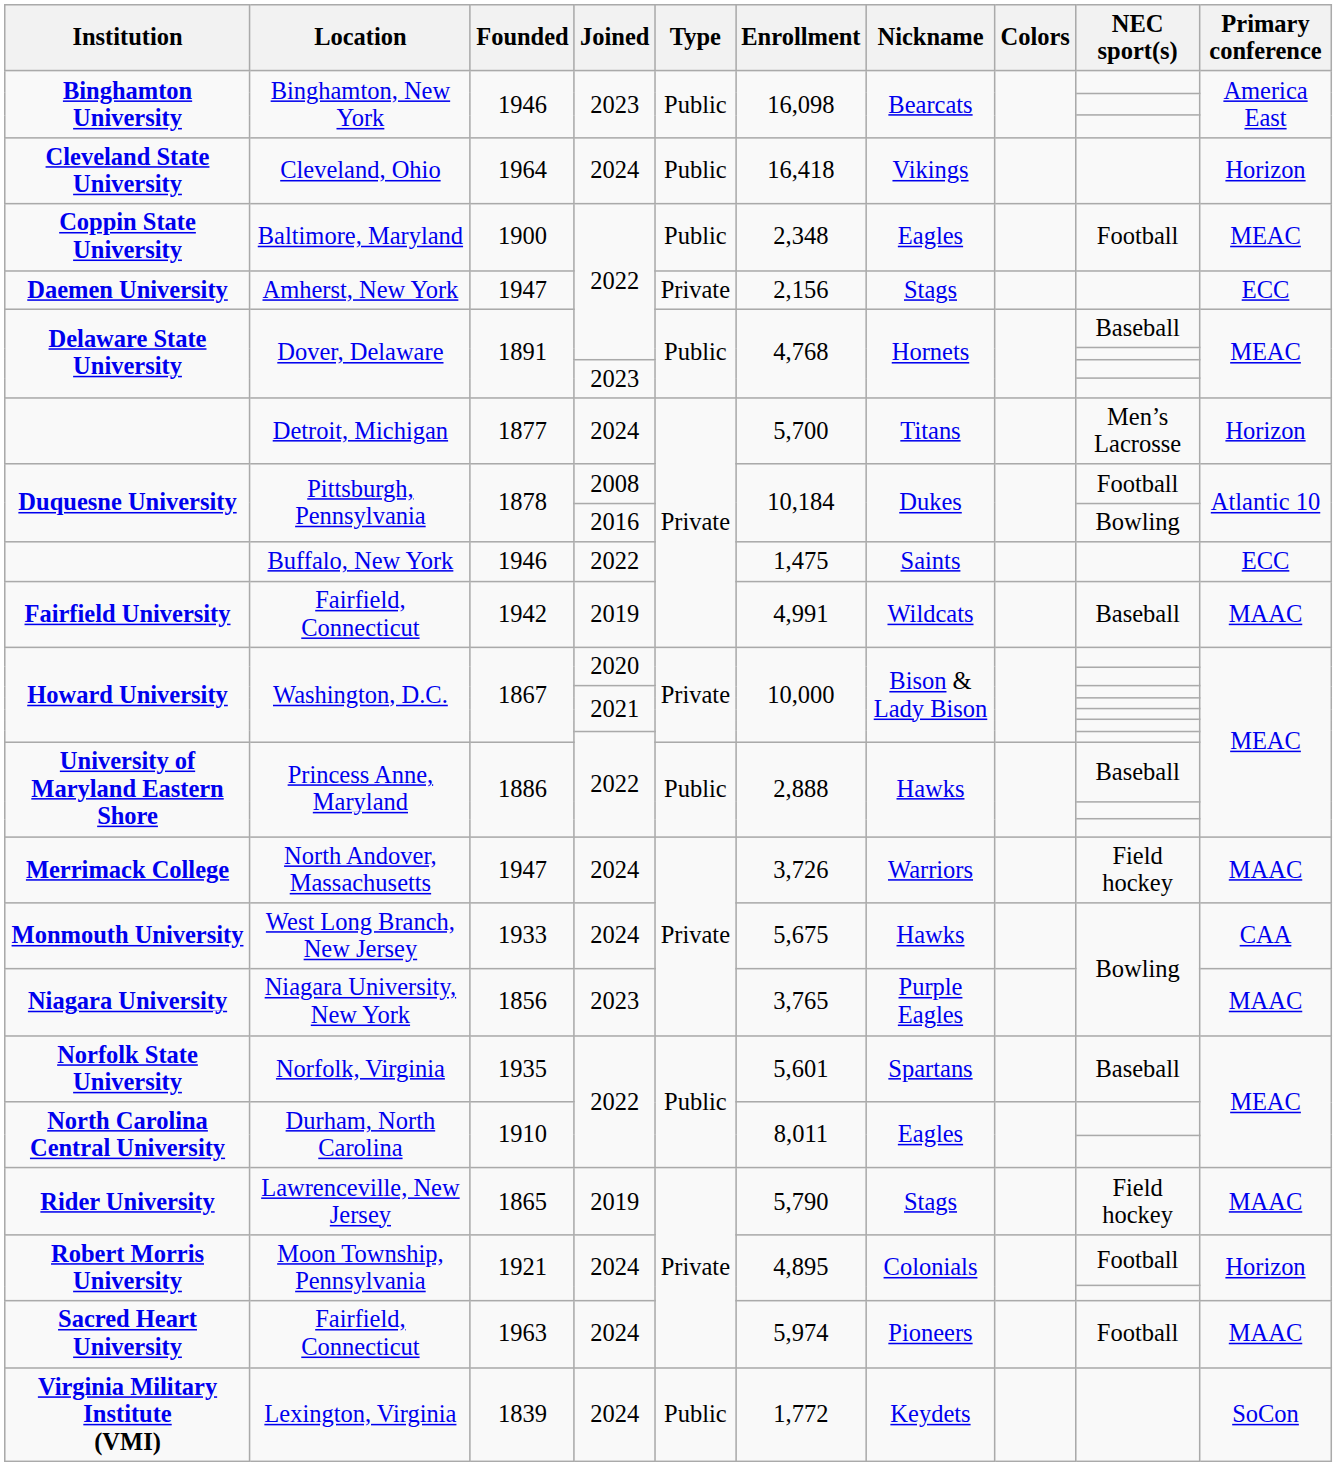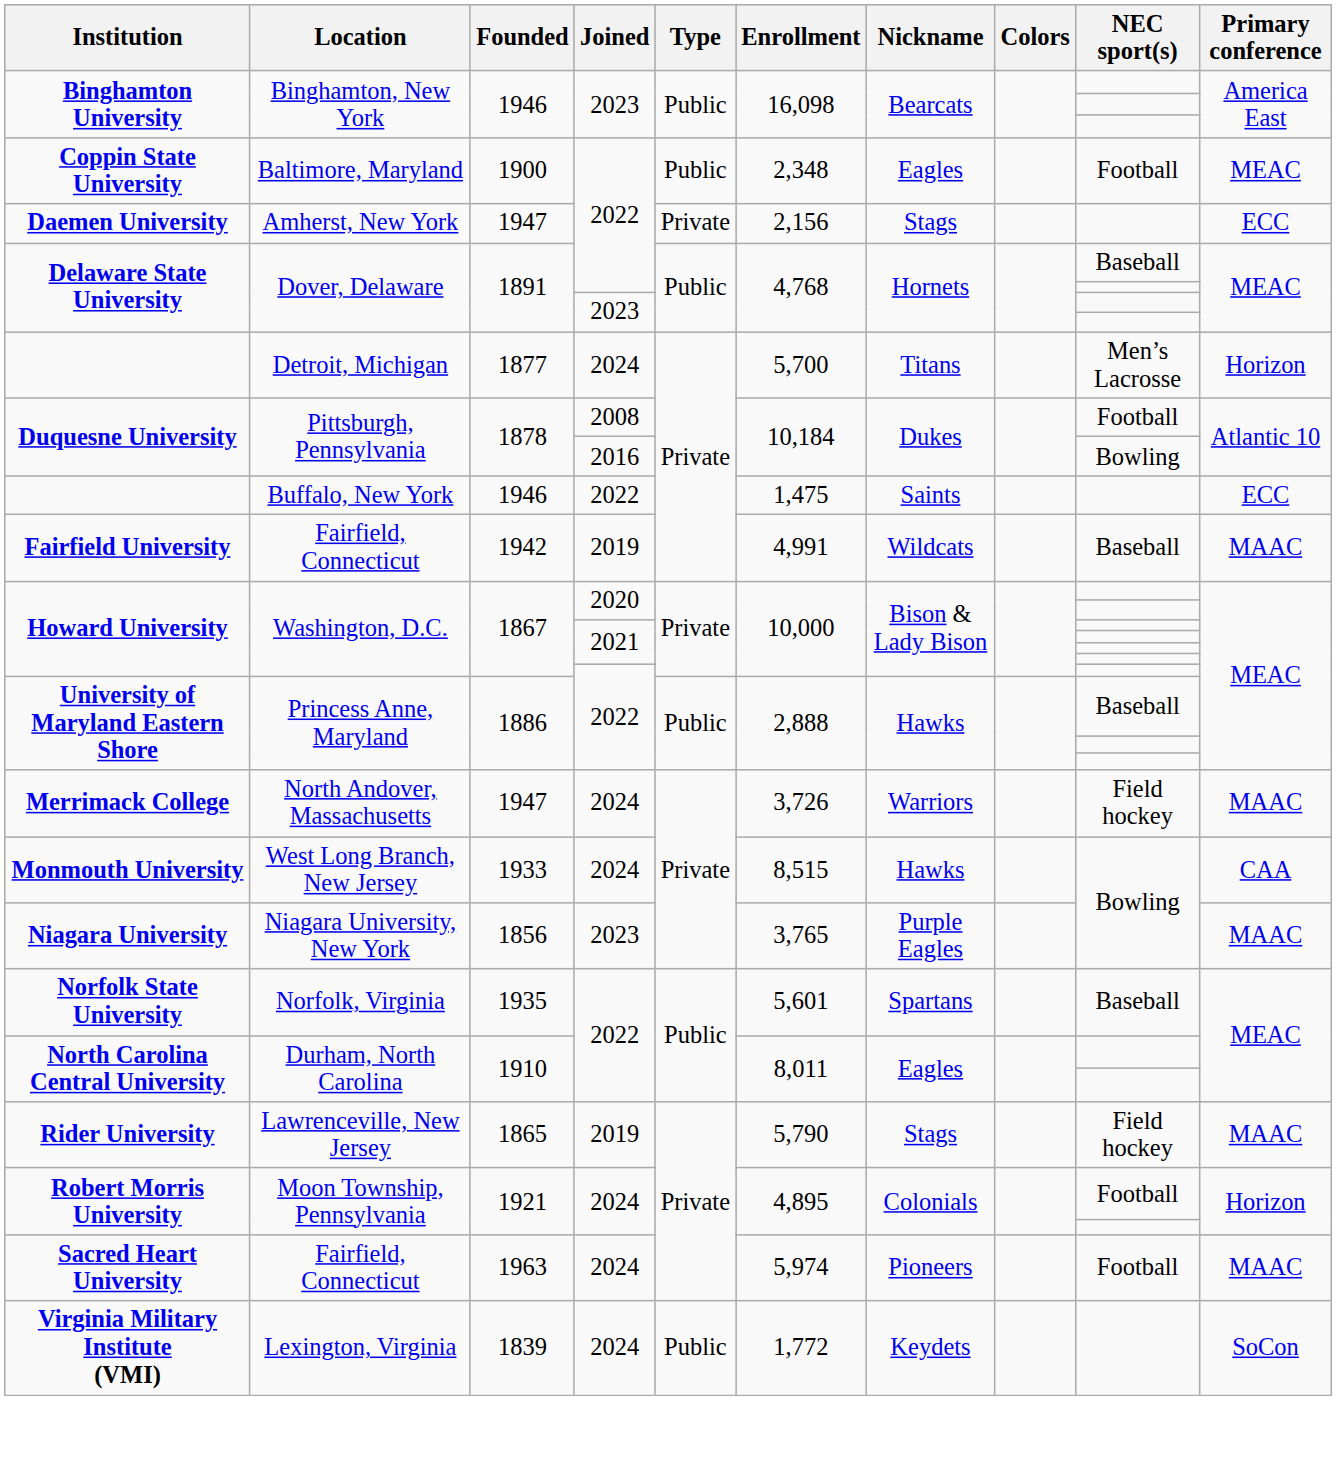- row: (128, 170)
(801, 935) 5,675 -> (801, 869) 8,515
